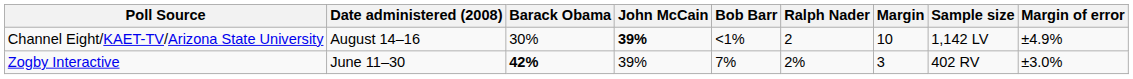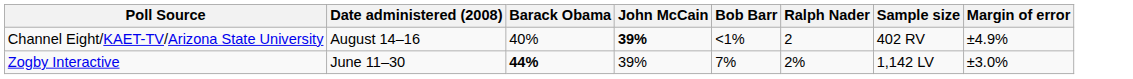- column: (901, 16)
(524, 39) 30% -> (524, 39) 40%
(960, 39) 1,142 LV -> (901, 39) 402 RV
(524, 62) 42% -> (524, 62) 44%
(955, 62) 402 RV -> (905, 62) 1,142 LV
